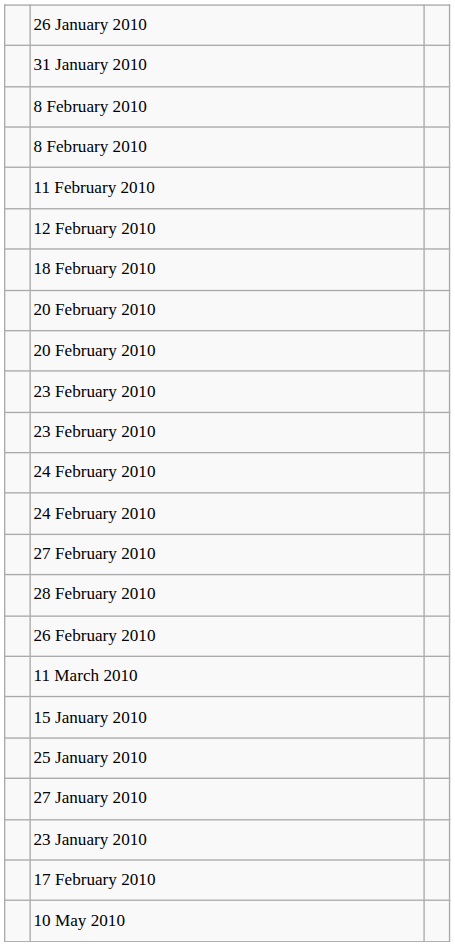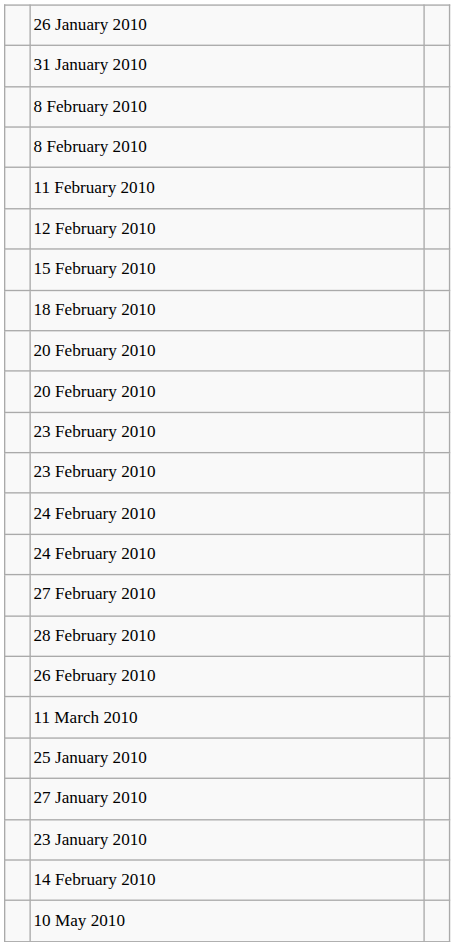+ row: (17, 270)
- row: (17, 717)
- row: (17, 880)
+ row: (17, 880)
